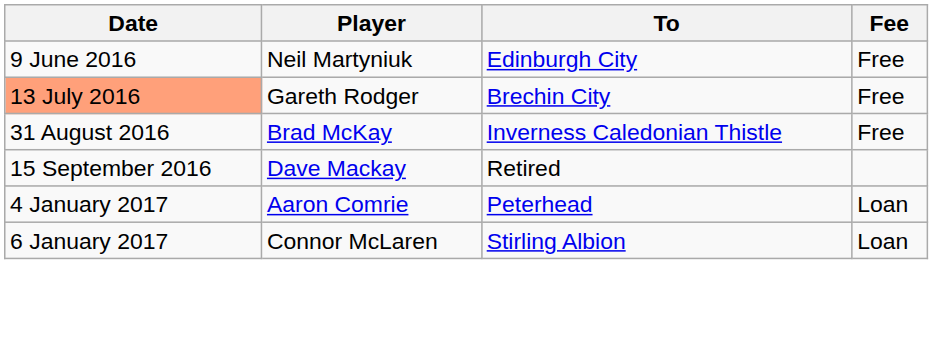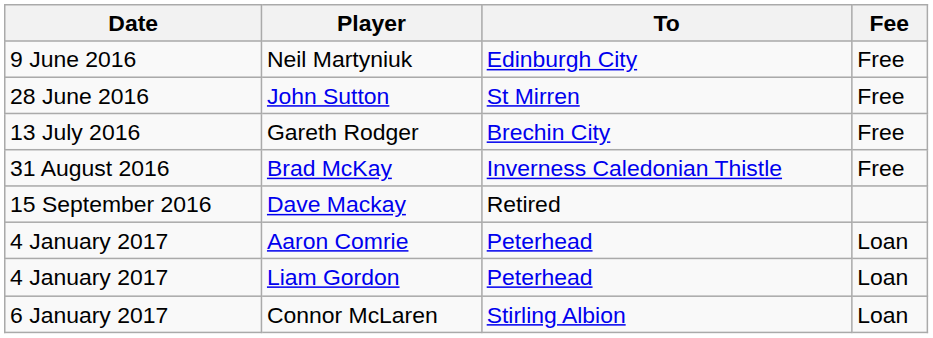+ row: (328, 96)
(75, 96) lightsalmon background -> (75, 132) no background
+ row: (333, 277)
